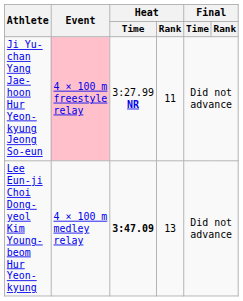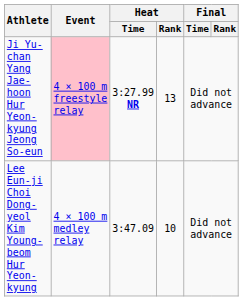(170, 98) 11 -> (170, 98) 13
(133, 228) bold -> (133, 228) normal
(170, 228) 13 -> (170, 228) 10
